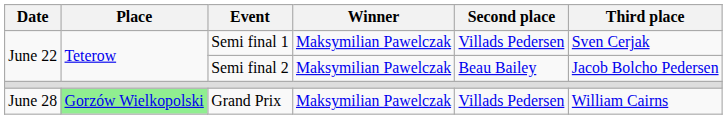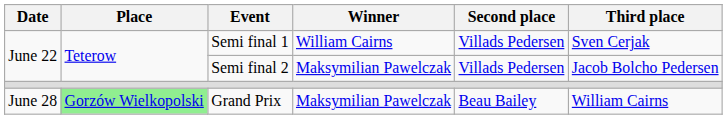(374, 42) Maksymilian Pawelczak -> (344, 42) William Cairns
(497, 68) Beau Bailey -> (511, 68) Villads Pedersen
(511, 101) Villads Pedersen -> (497, 101) Beau Bailey
